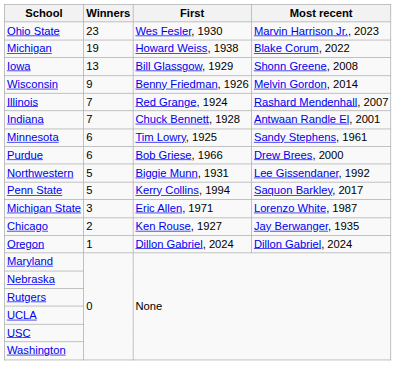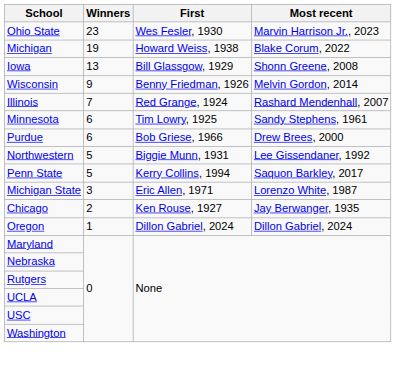- row: (25, 119)
